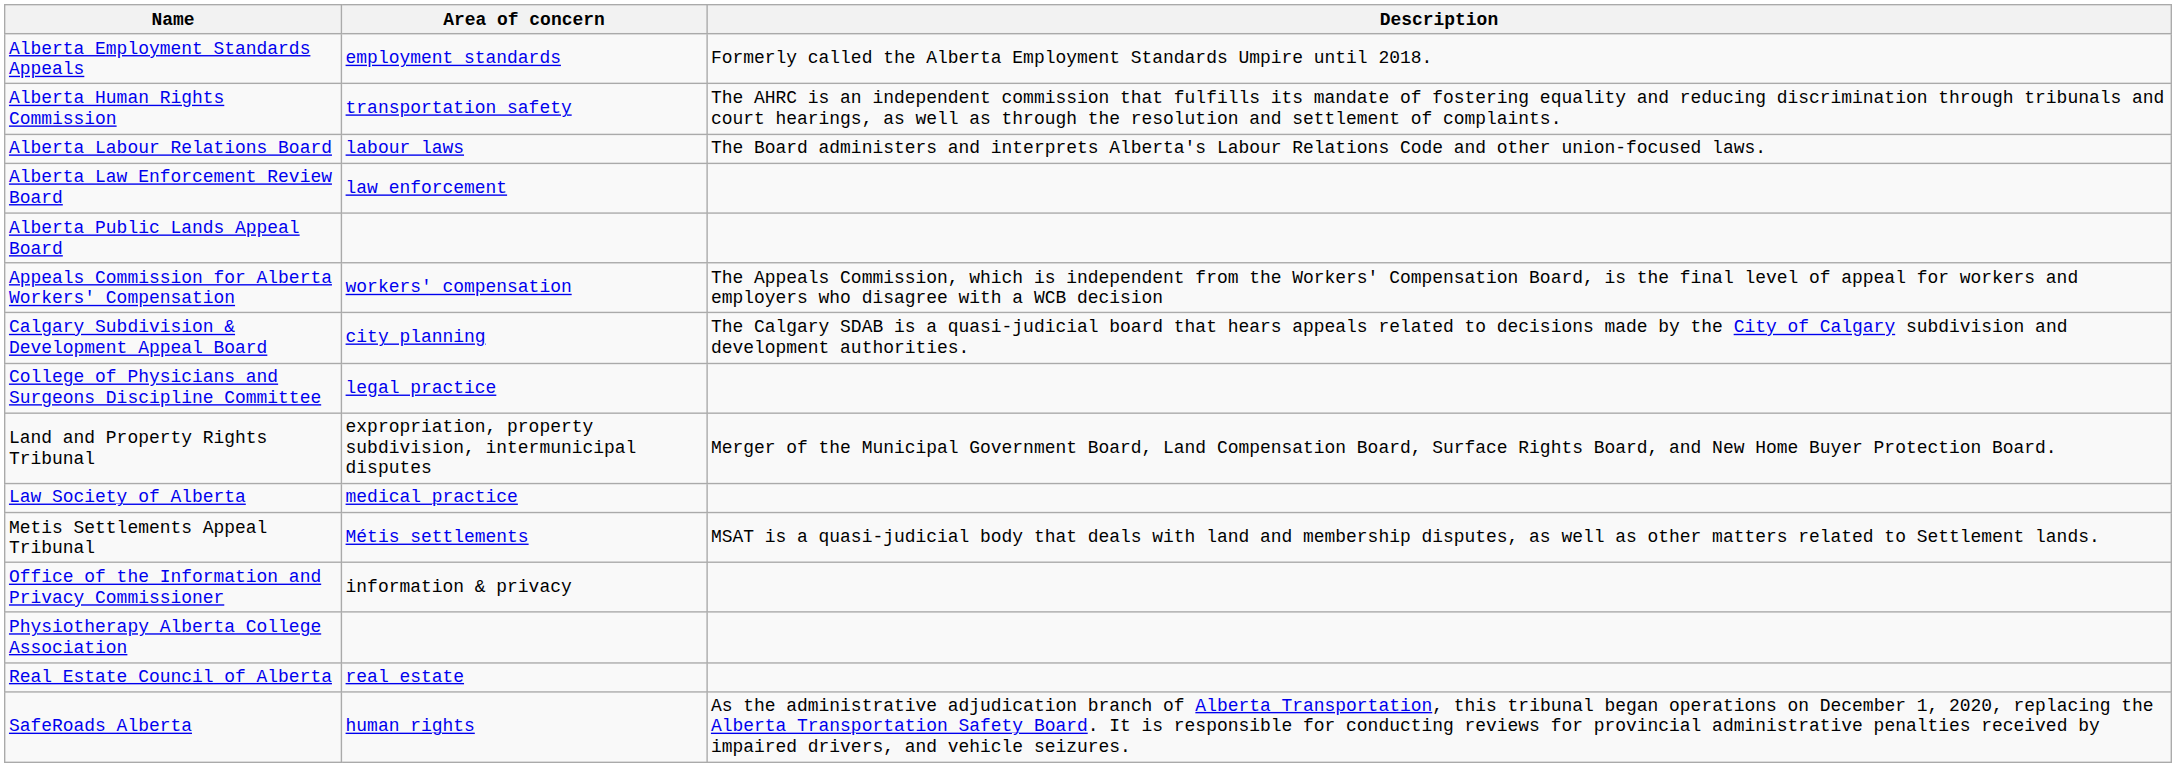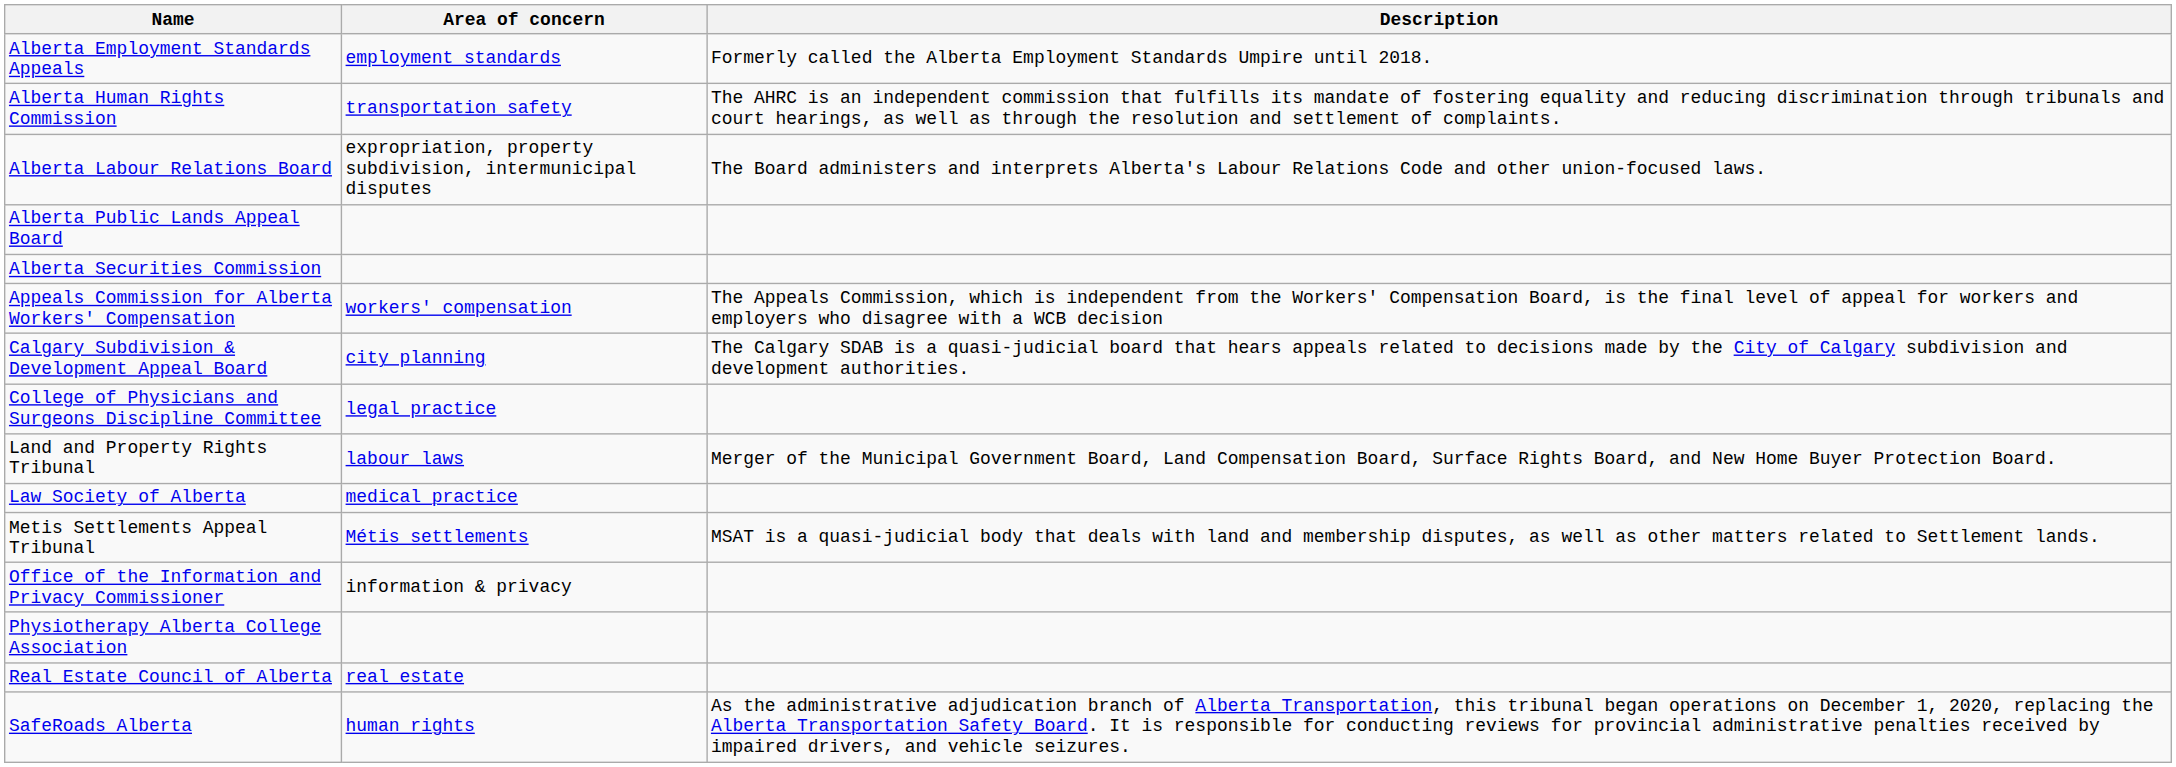(405, 148) labour laws -> (491, 169) expropriation, property subdivision, intermunicipal disputes
- row: (170, 188)
+ row: (165, 269)
(491, 448) expropriation, property subdivision, intermunicipal disputes -> (405, 458) labour laws
